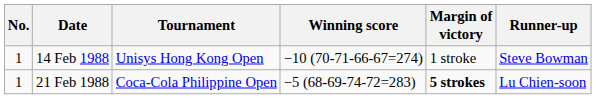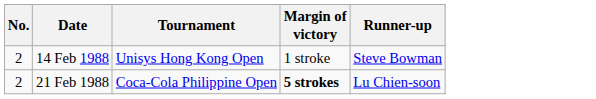- column: (353, 25)
(19, 58) 1 -> (19, 58) 2
(19, 82) 1 -> (19, 82) 2
